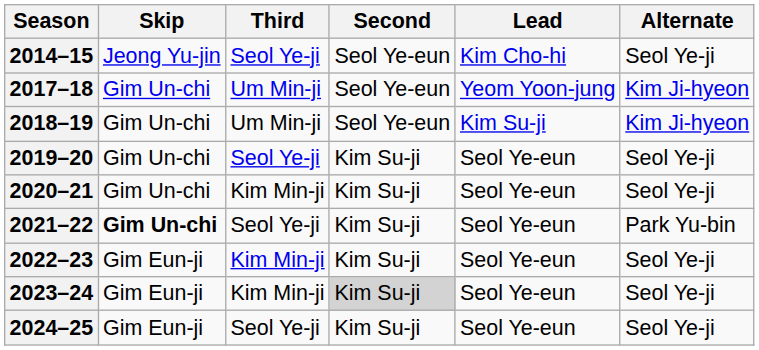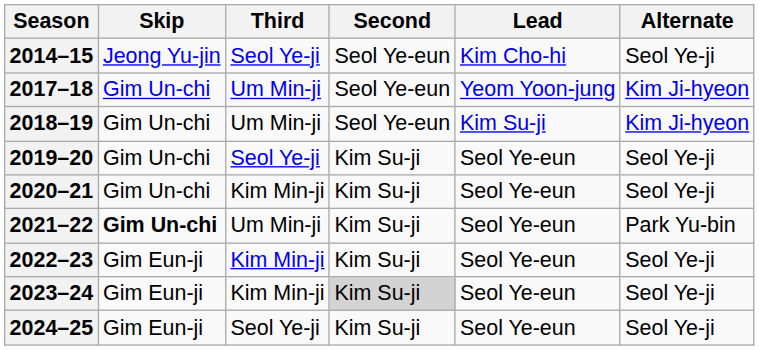(275, 225) Seol Ye-ji -> (276, 225) Um Min-ji
